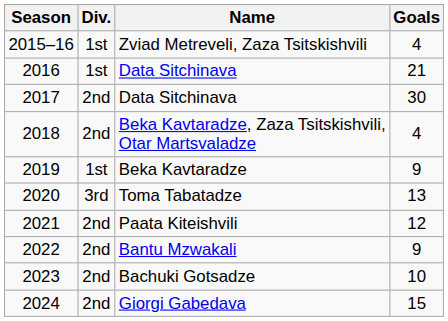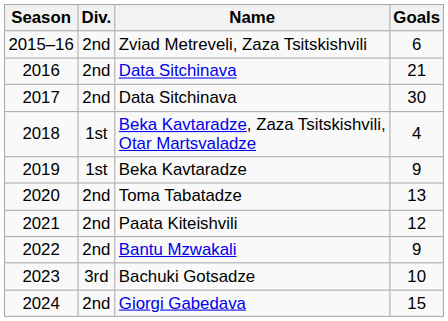(96, 44) 1st -> (96, 44) 2nd
(417, 44) 4 -> (417, 44) 6
(96, 71) 1st -> (96, 71) 2nd
(96, 133) 2nd -> (96, 133) 1st
(96, 196) 3rd -> (96, 196) 2nd
(96, 276) 2nd -> (96, 276) 3rd
